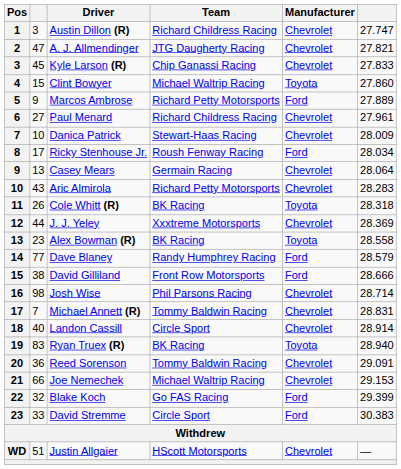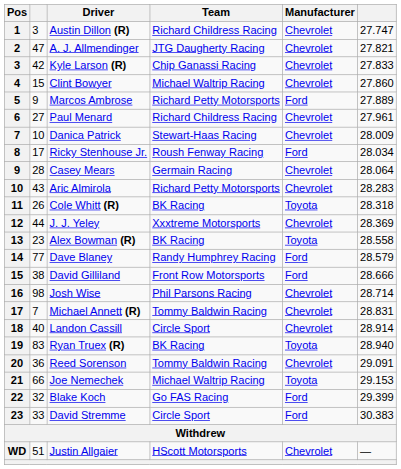(38, 65) 45 -> (38, 65) 42
(301, 83) Toyota -> (309, 83) Chevrolet
(38, 170) 13 -> (38, 170) 28
(309, 380) Chevrolet -> (301, 380) Toyota
